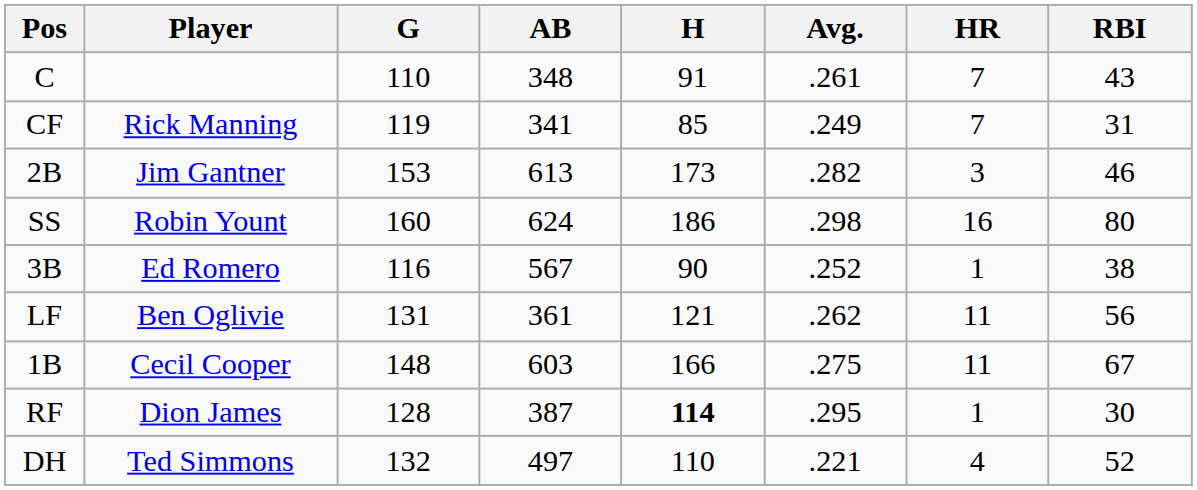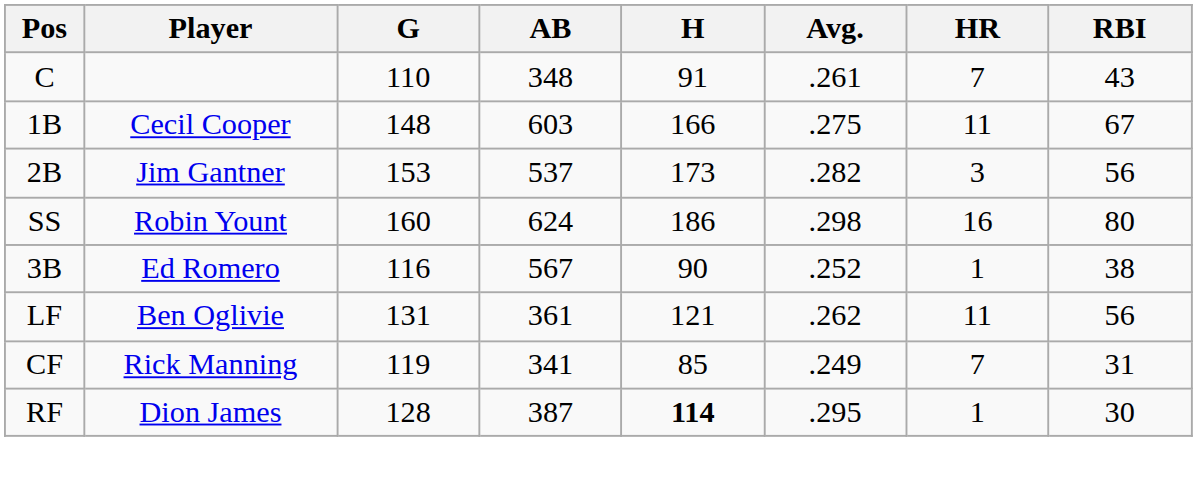rows swapped: (44, 364) <-> (44, 124)
(550, 172) 613 -> (550, 172) 537
(1120, 172) 46 -> (1120, 172) 56
- row: (44, 460)
